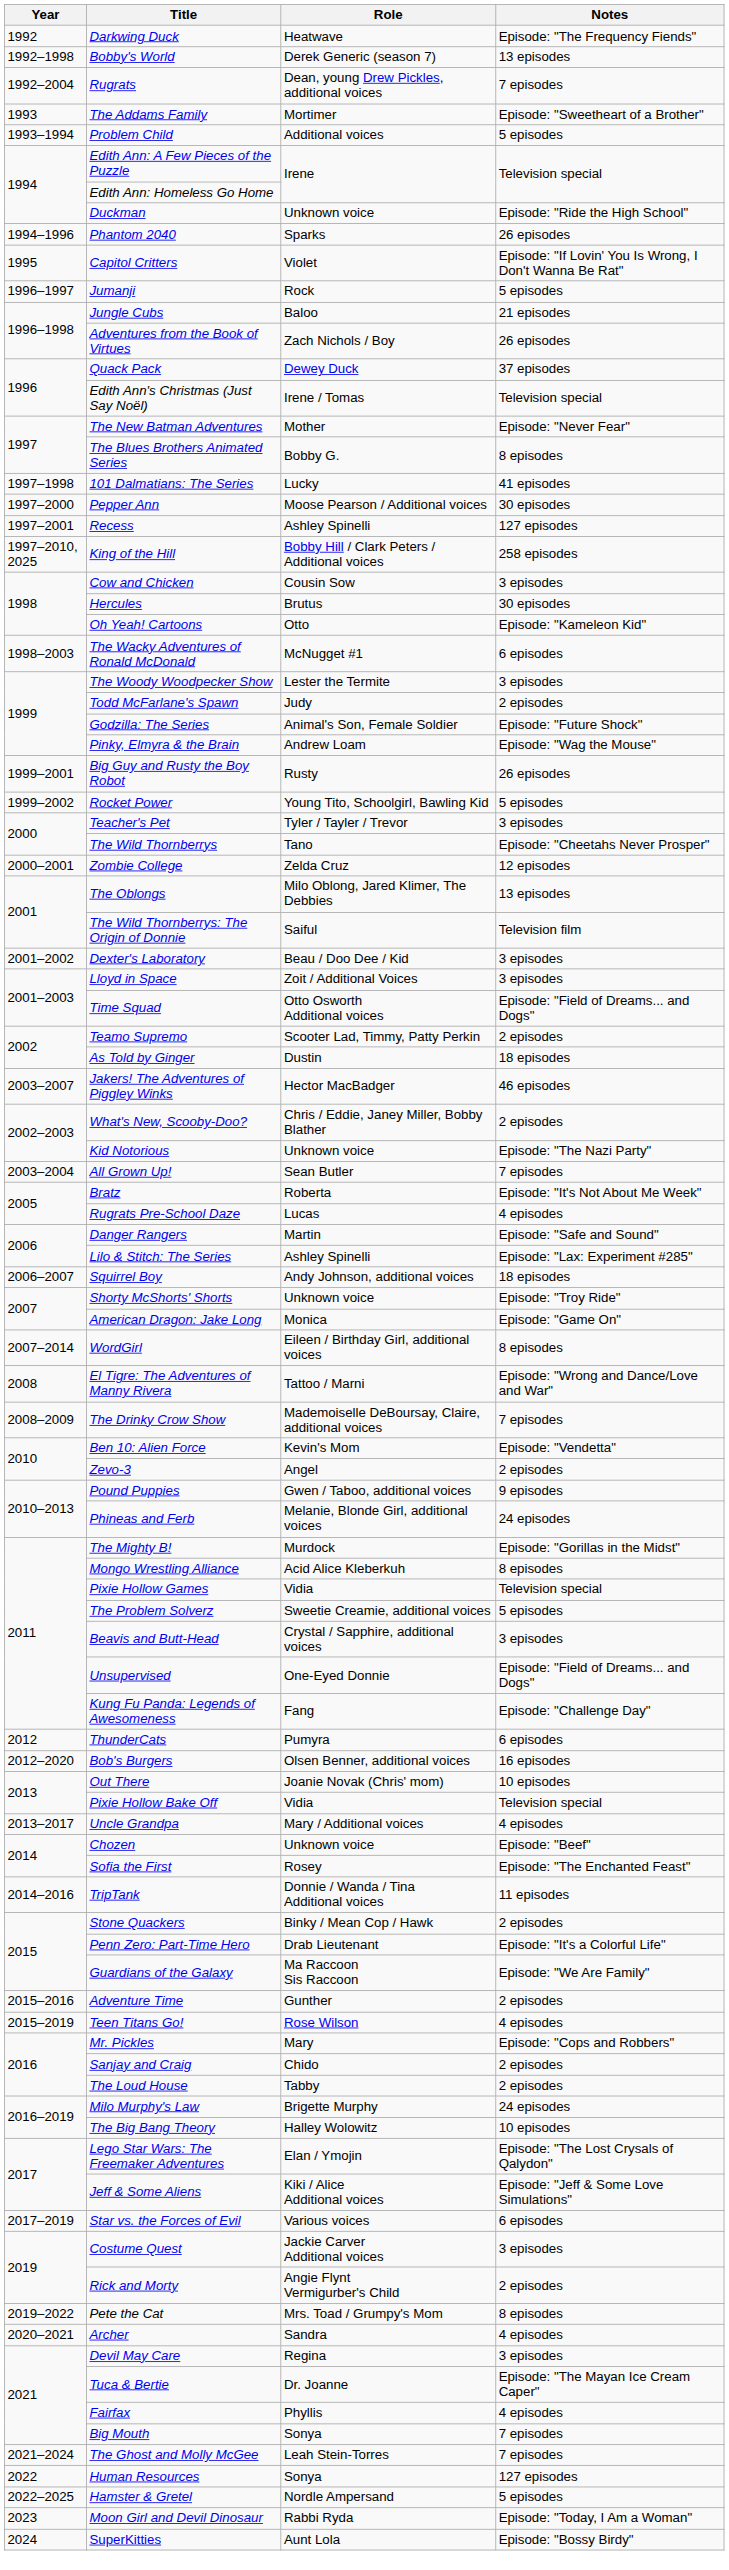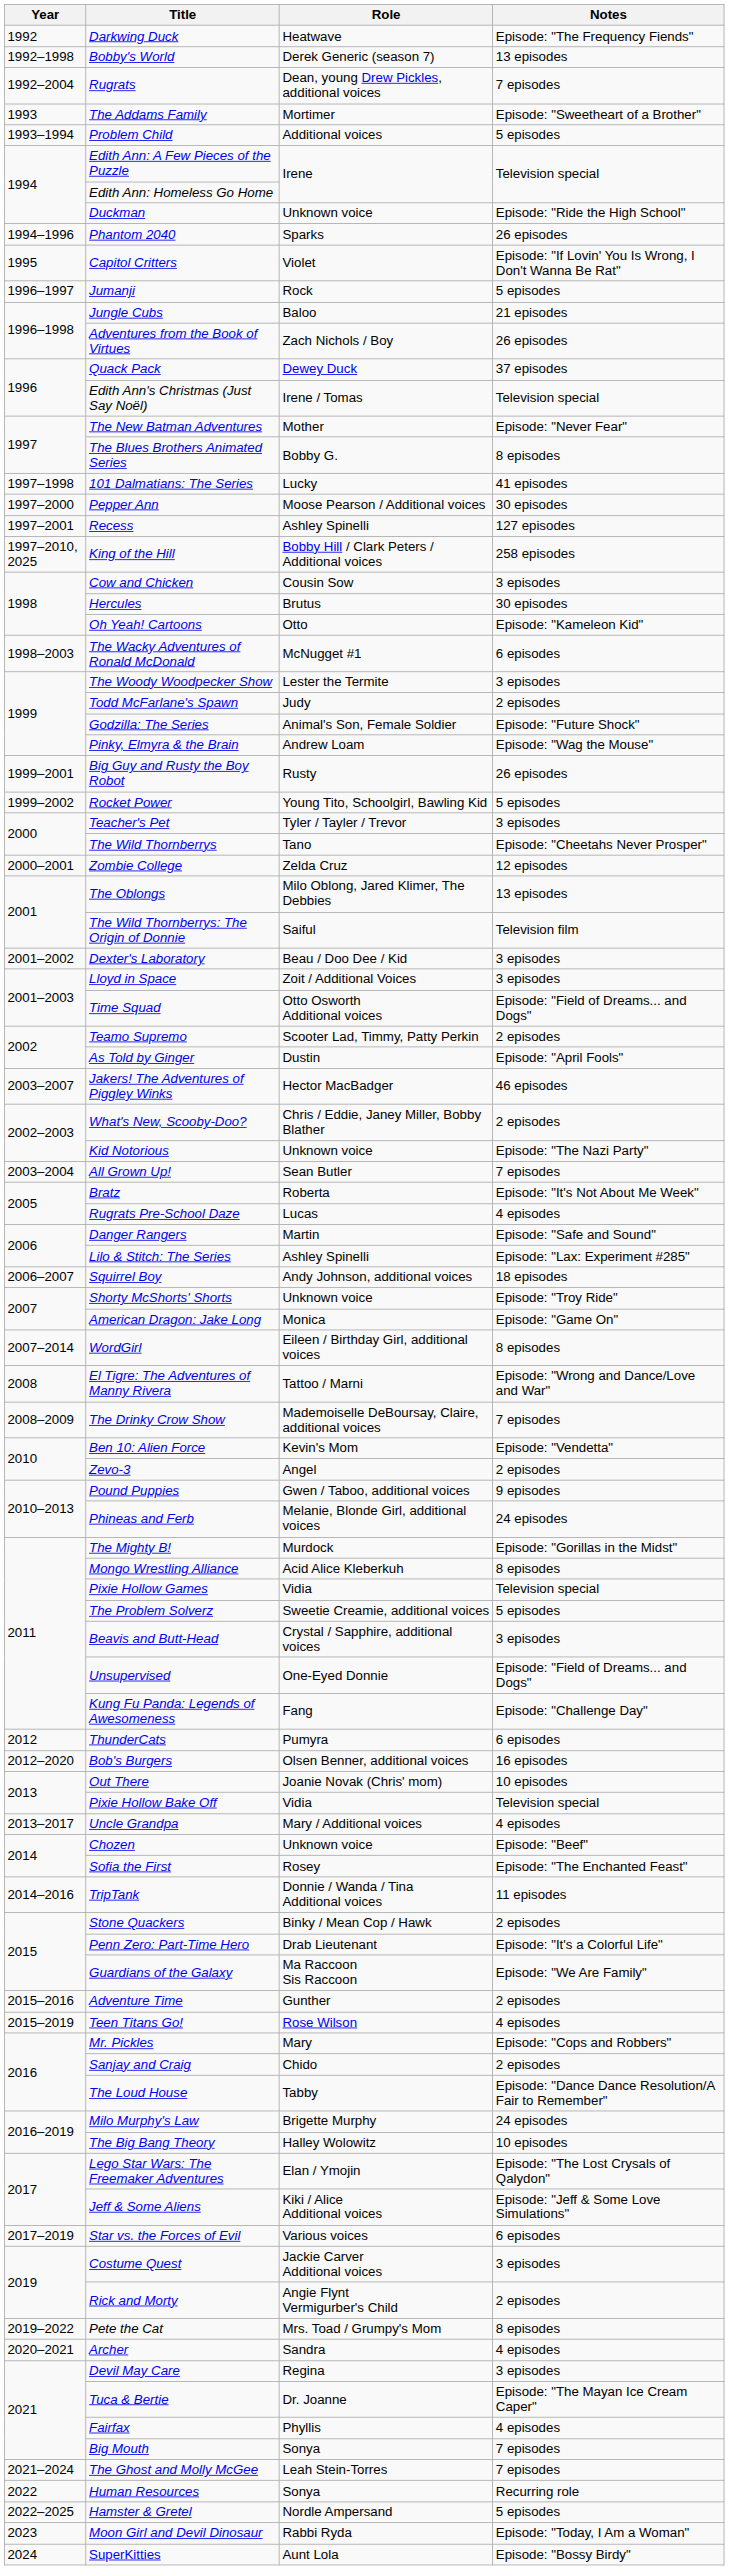(534, 1057) 18 episodes -> (560, 1057) Episode: "April Fools"
(531, 2085) 2 episodes -> (606, 2093) Episode: "Dance Dance Resolution/A Fair to Remember"
(538, 2476) 127 episodes -> (538, 2491) Recurring role
